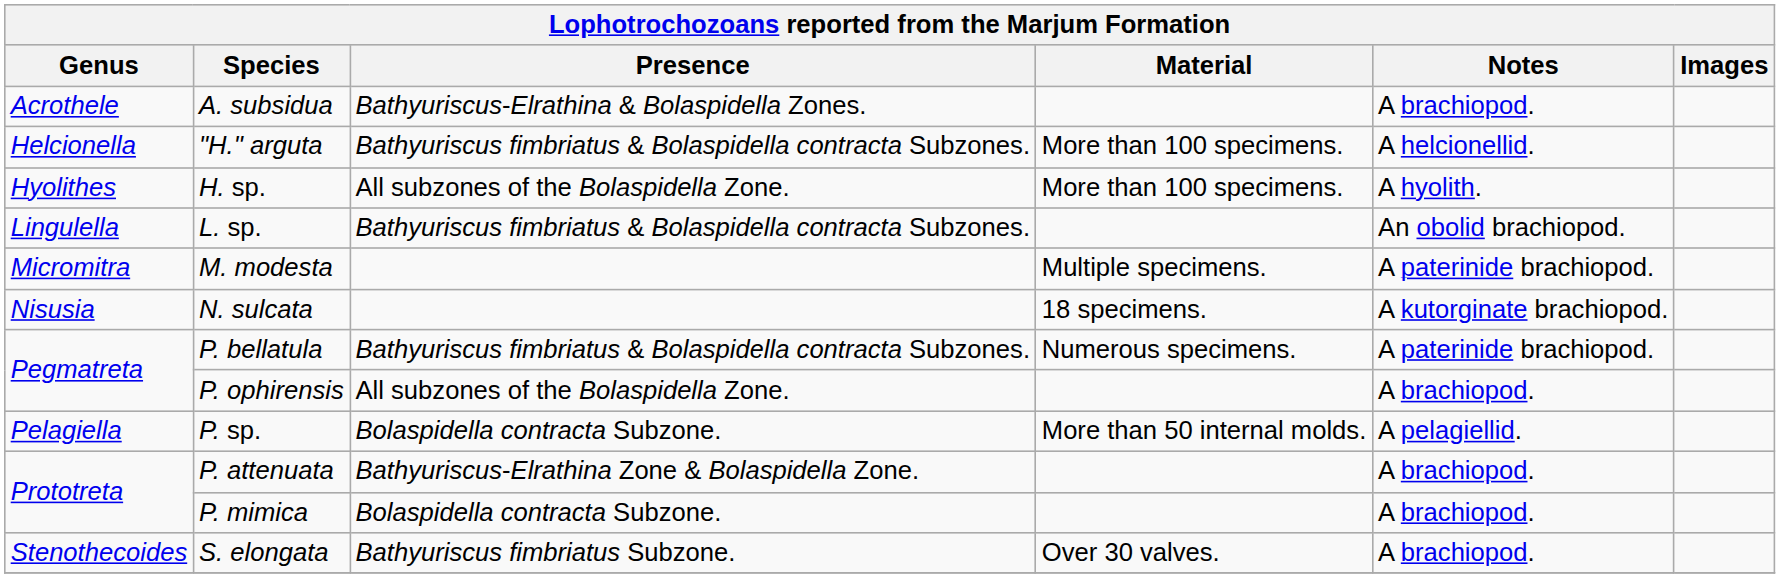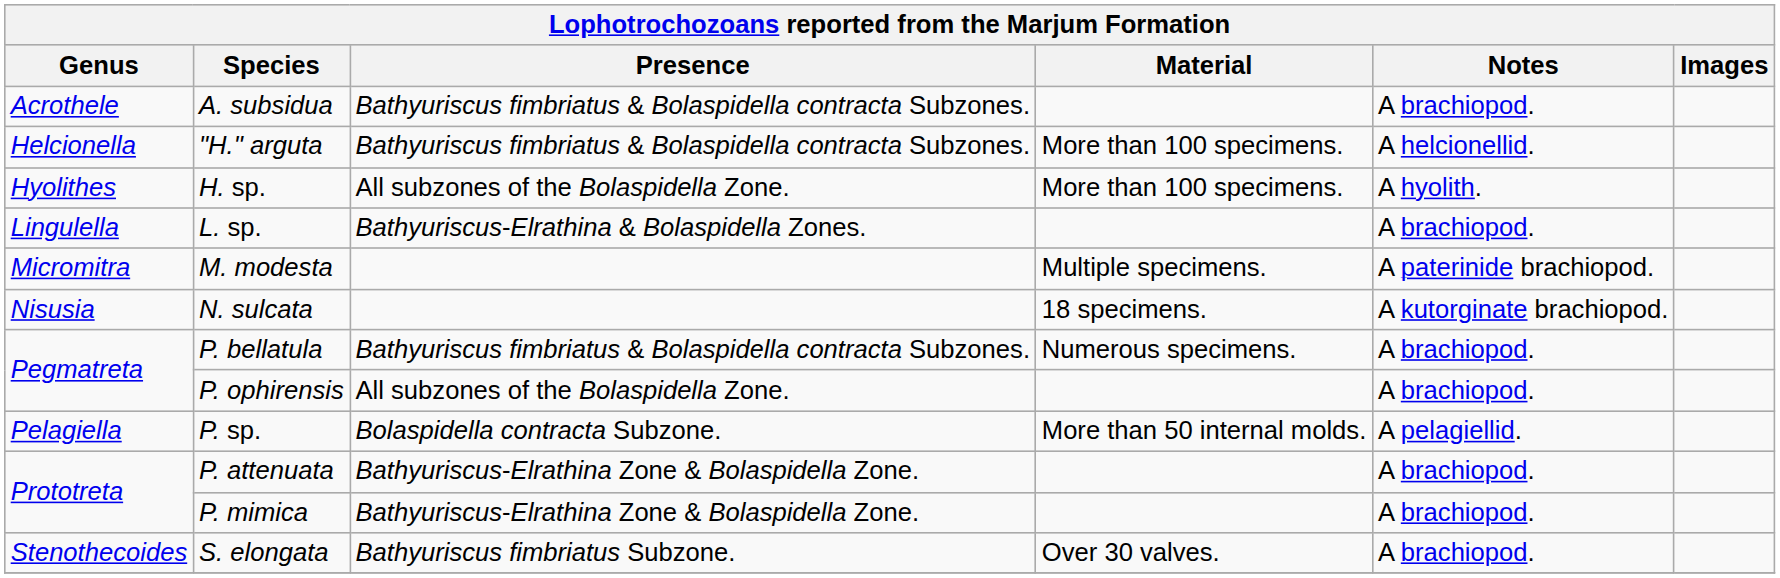(611, 106) Bathyuriscus-Elrathina & Bolaspidella Zones. -> (693, 106) Bathyuriscus fimbriatus & Bolaspidella contracta Subzones.
(693, 227) Bathyuriscus fimbriatus & Bolaspidella contracta Subzones. -> (611, 227) Bathyuriscus-Elrathina & Bolaspidella Zones.
(1502, 227) An obolid brachiopod. -> (1456, 227) A brachiopod.
(1516, 349) A paterinide brachiopod. -> (1456, 349) A brachiopod.
(538, 512) Bolaspidella contracta Subzone. -> (637, 512) Bathyuriscus-Elrathina Zone & Bolaspidella Zone.
